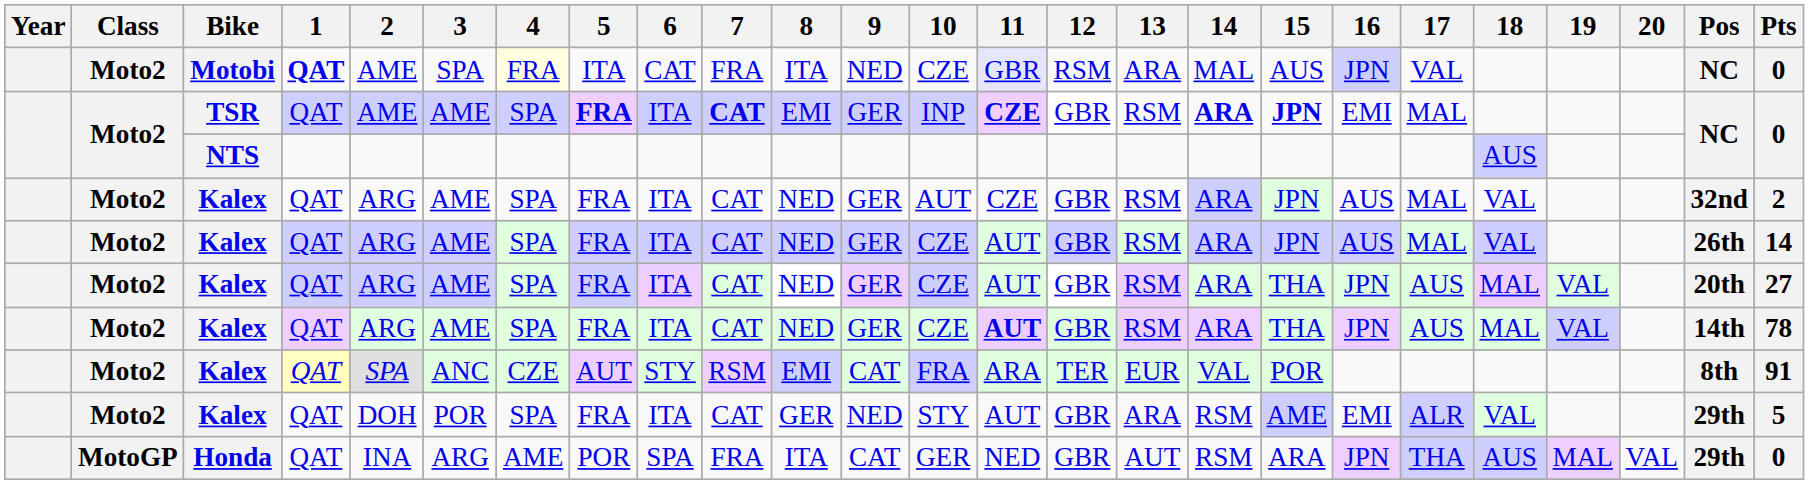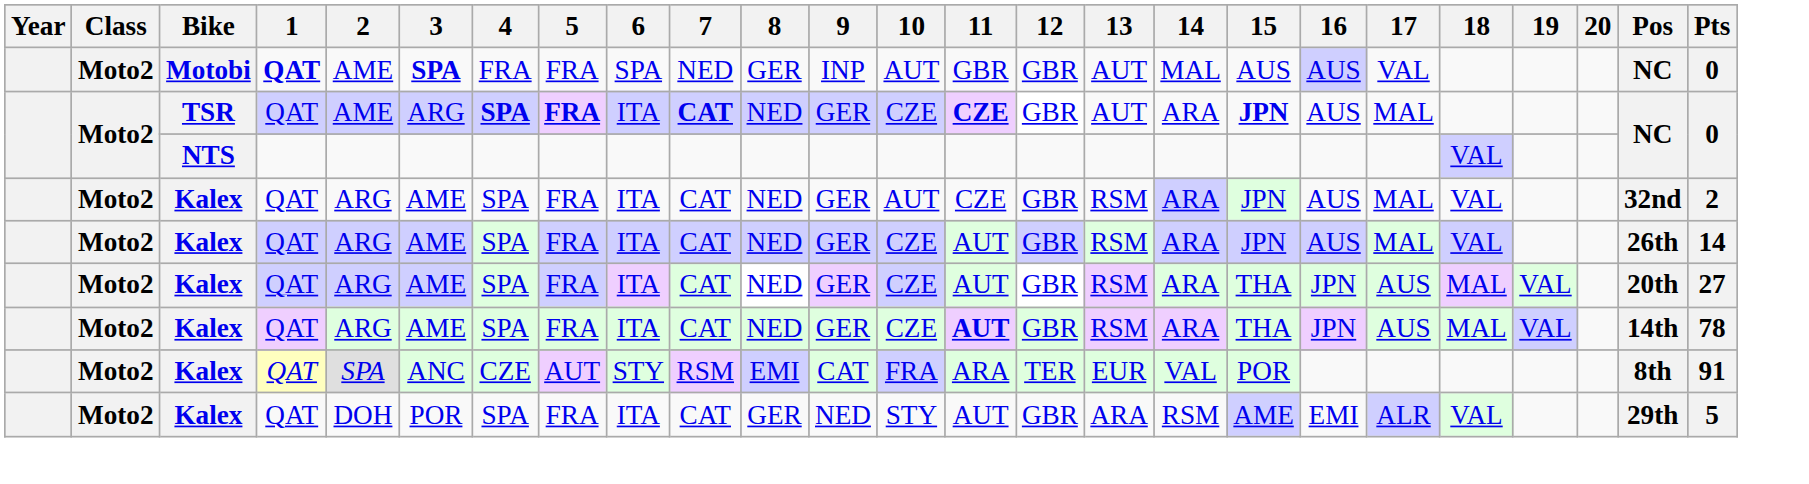(460, 69) normal -> (436, 69) bold
(533, 69) lightyellow background -> (505, 69) no background
(604, 69) ITA -> (572, 69) FRA
(670, 69) CAT -> (638, 69) SPA
(737, 69) FRA -> (705, 69) NED
(806, 69) ITA -> (774, 69) GER
(875, 69) NED -> (843, 69) INP
(943, 69) CZE -> (911, 69) AUT
(1012, 69) lavender background -> (981, 69) no background
(1082, 69) RSM -> (1050, 69) GBR
(1152, 69) ARA -> (1119, 69) AUT
(1367, 69) JPN -> (1334, 69) AUS
(460, 112) AME -> (436, 112) ARG
(533, 112) normal -> (505, 112) bold
(806, 112) EMI -> (775, 112) NED
(943, 112) INP -> (911, 112) CZE
(1152, 112) RSM -> (1119, 112) AUT
(1224, 112) bold -> (1191, 112) normal
(1367, 112) EMI -> (1334, 112) AUS
(1510, 155) AUS -> (1477, 155) VAL
- row: (128, 457)
